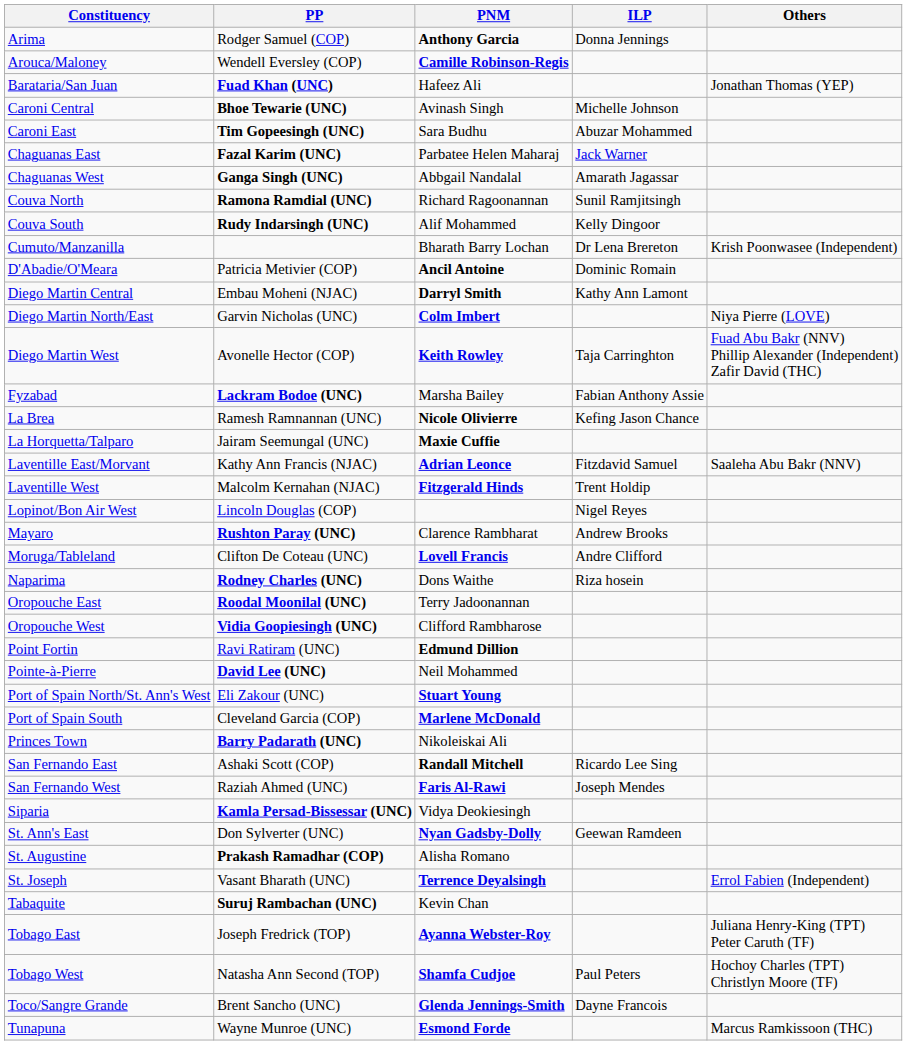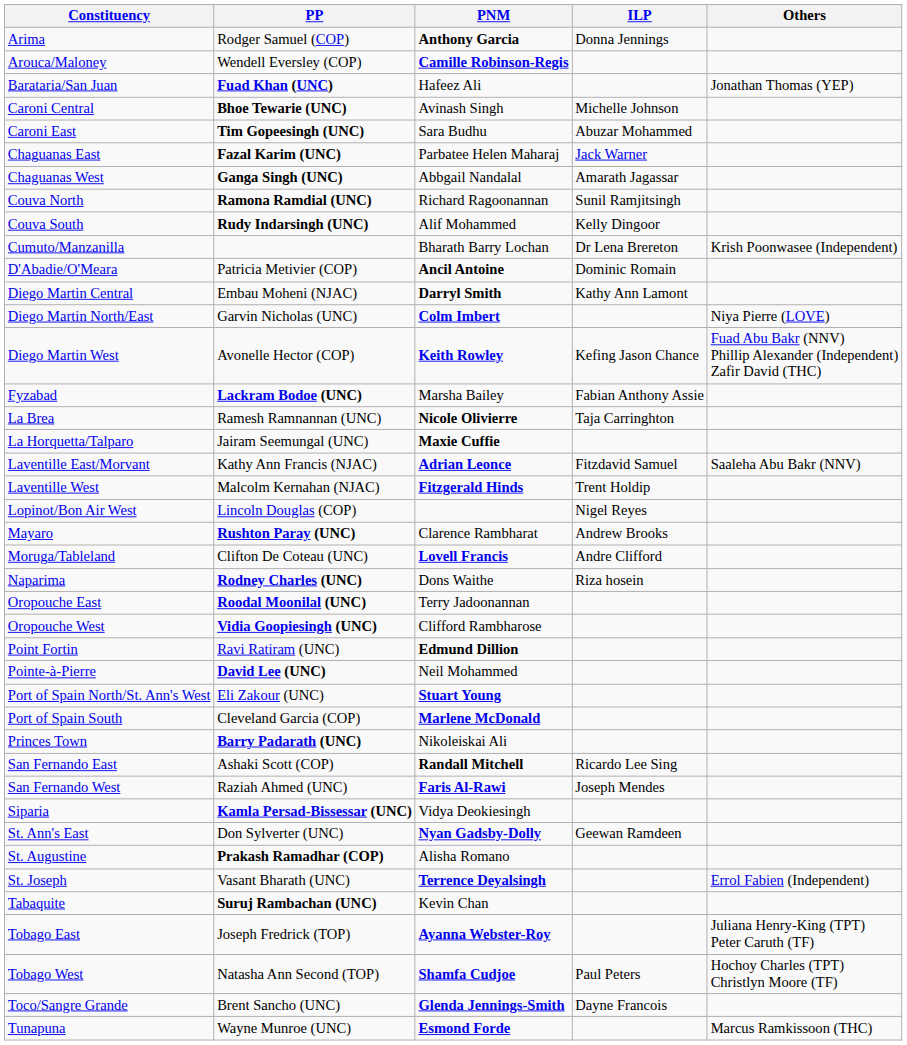(625, 355) Taja Carringhton -> (637, 355) Kefing Jason Chance
(637, 418) Kefing Jason Chance -> (625, 418) Taja Carringhton
